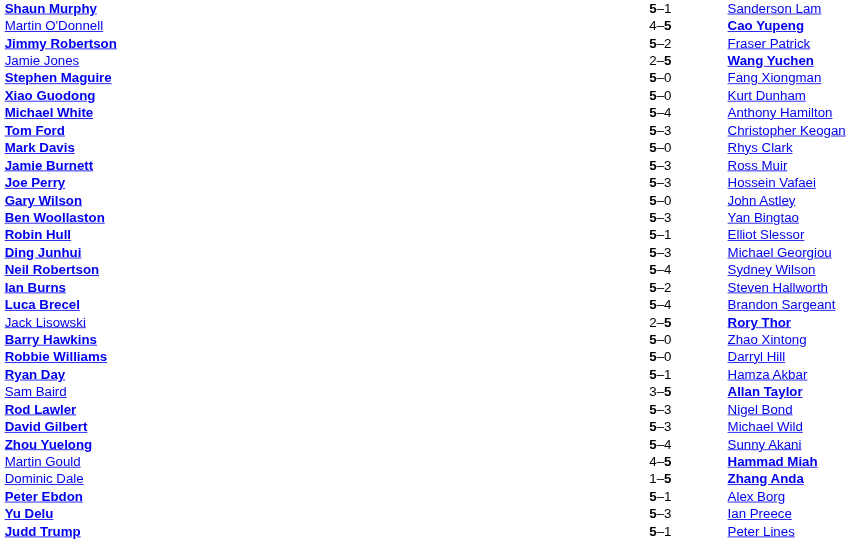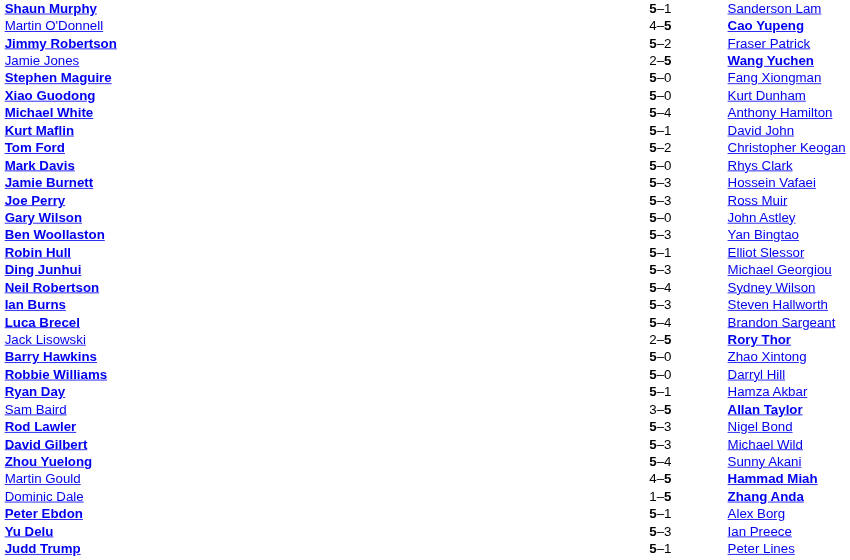+ row: (39, 130)
(660, 130) 5–3 -> (660, 148) 5–2
(757, 165) Ross Muir -> (772, 183) Hossein Vafaei
(772, 183) Hossein Vafaei -> (757, 200) Ross Muir
(660, 287) 5–2 -> (660, 305) 5–3
